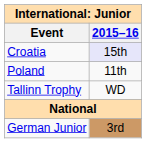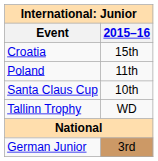(115, 52) lavender background -> (127, 52) no background
+ row: (53, 90)
